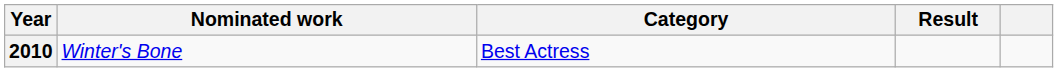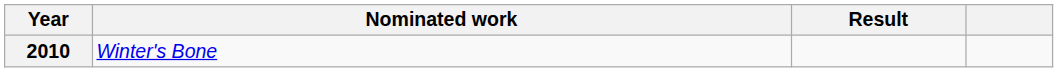- column: (686, 19)
